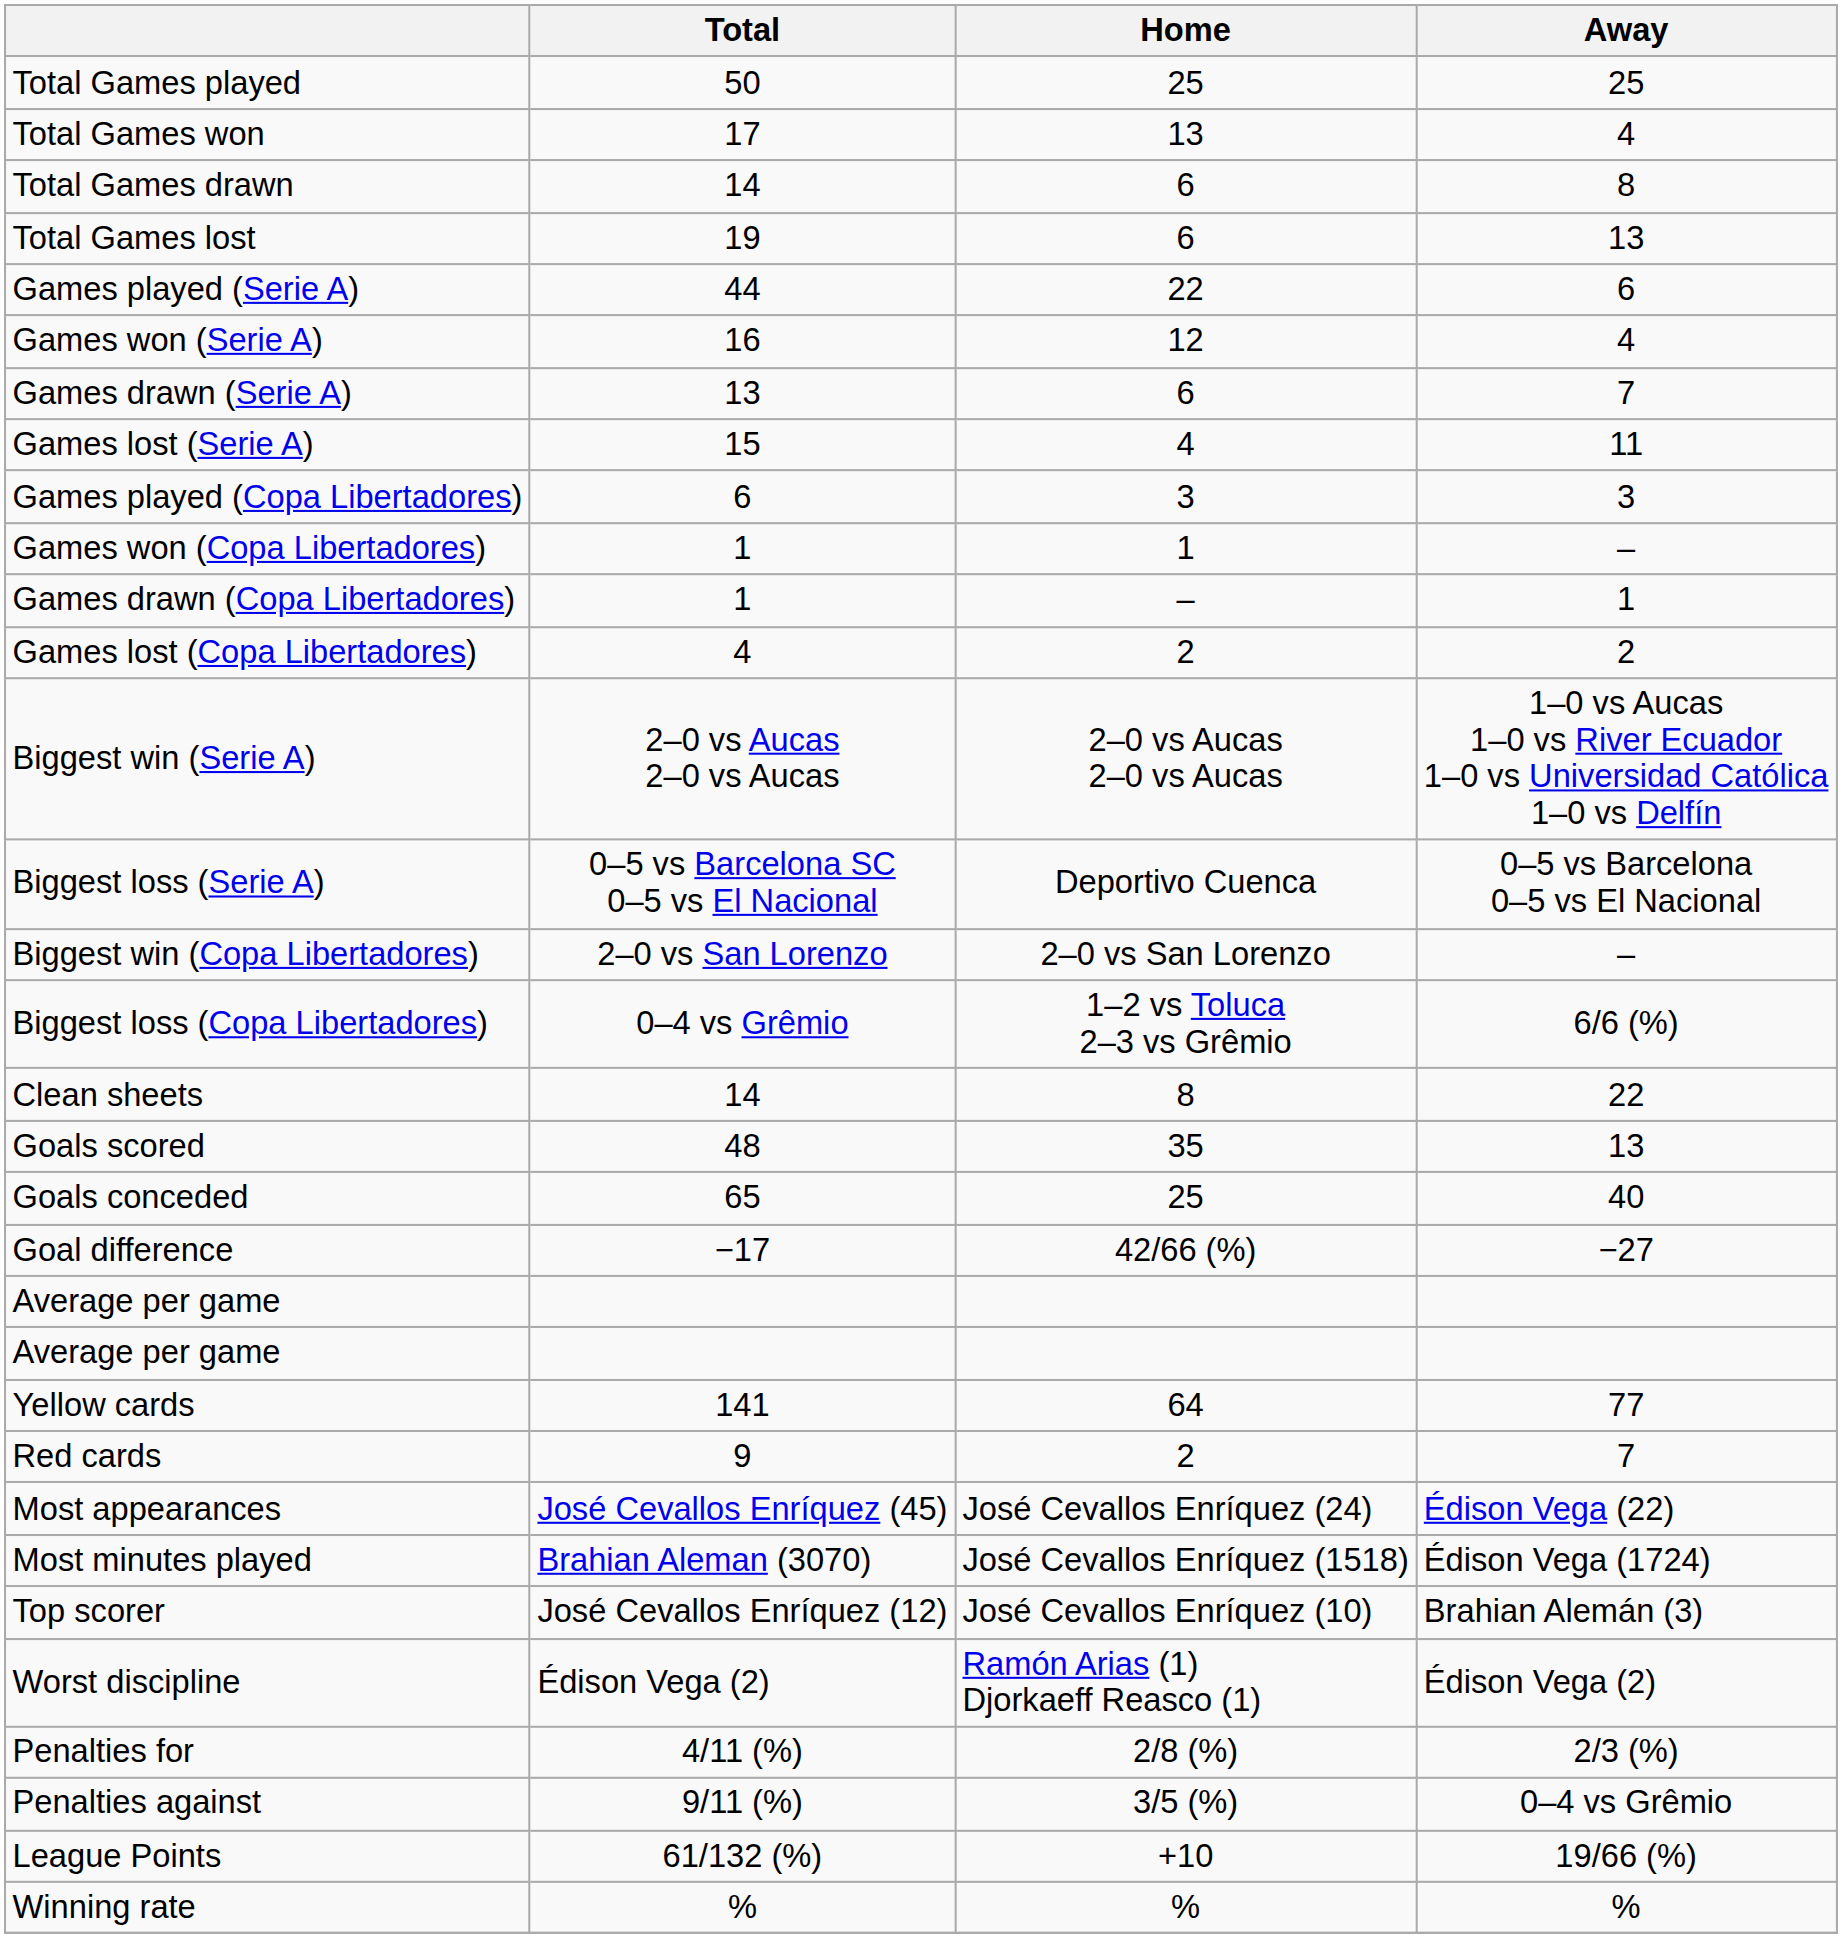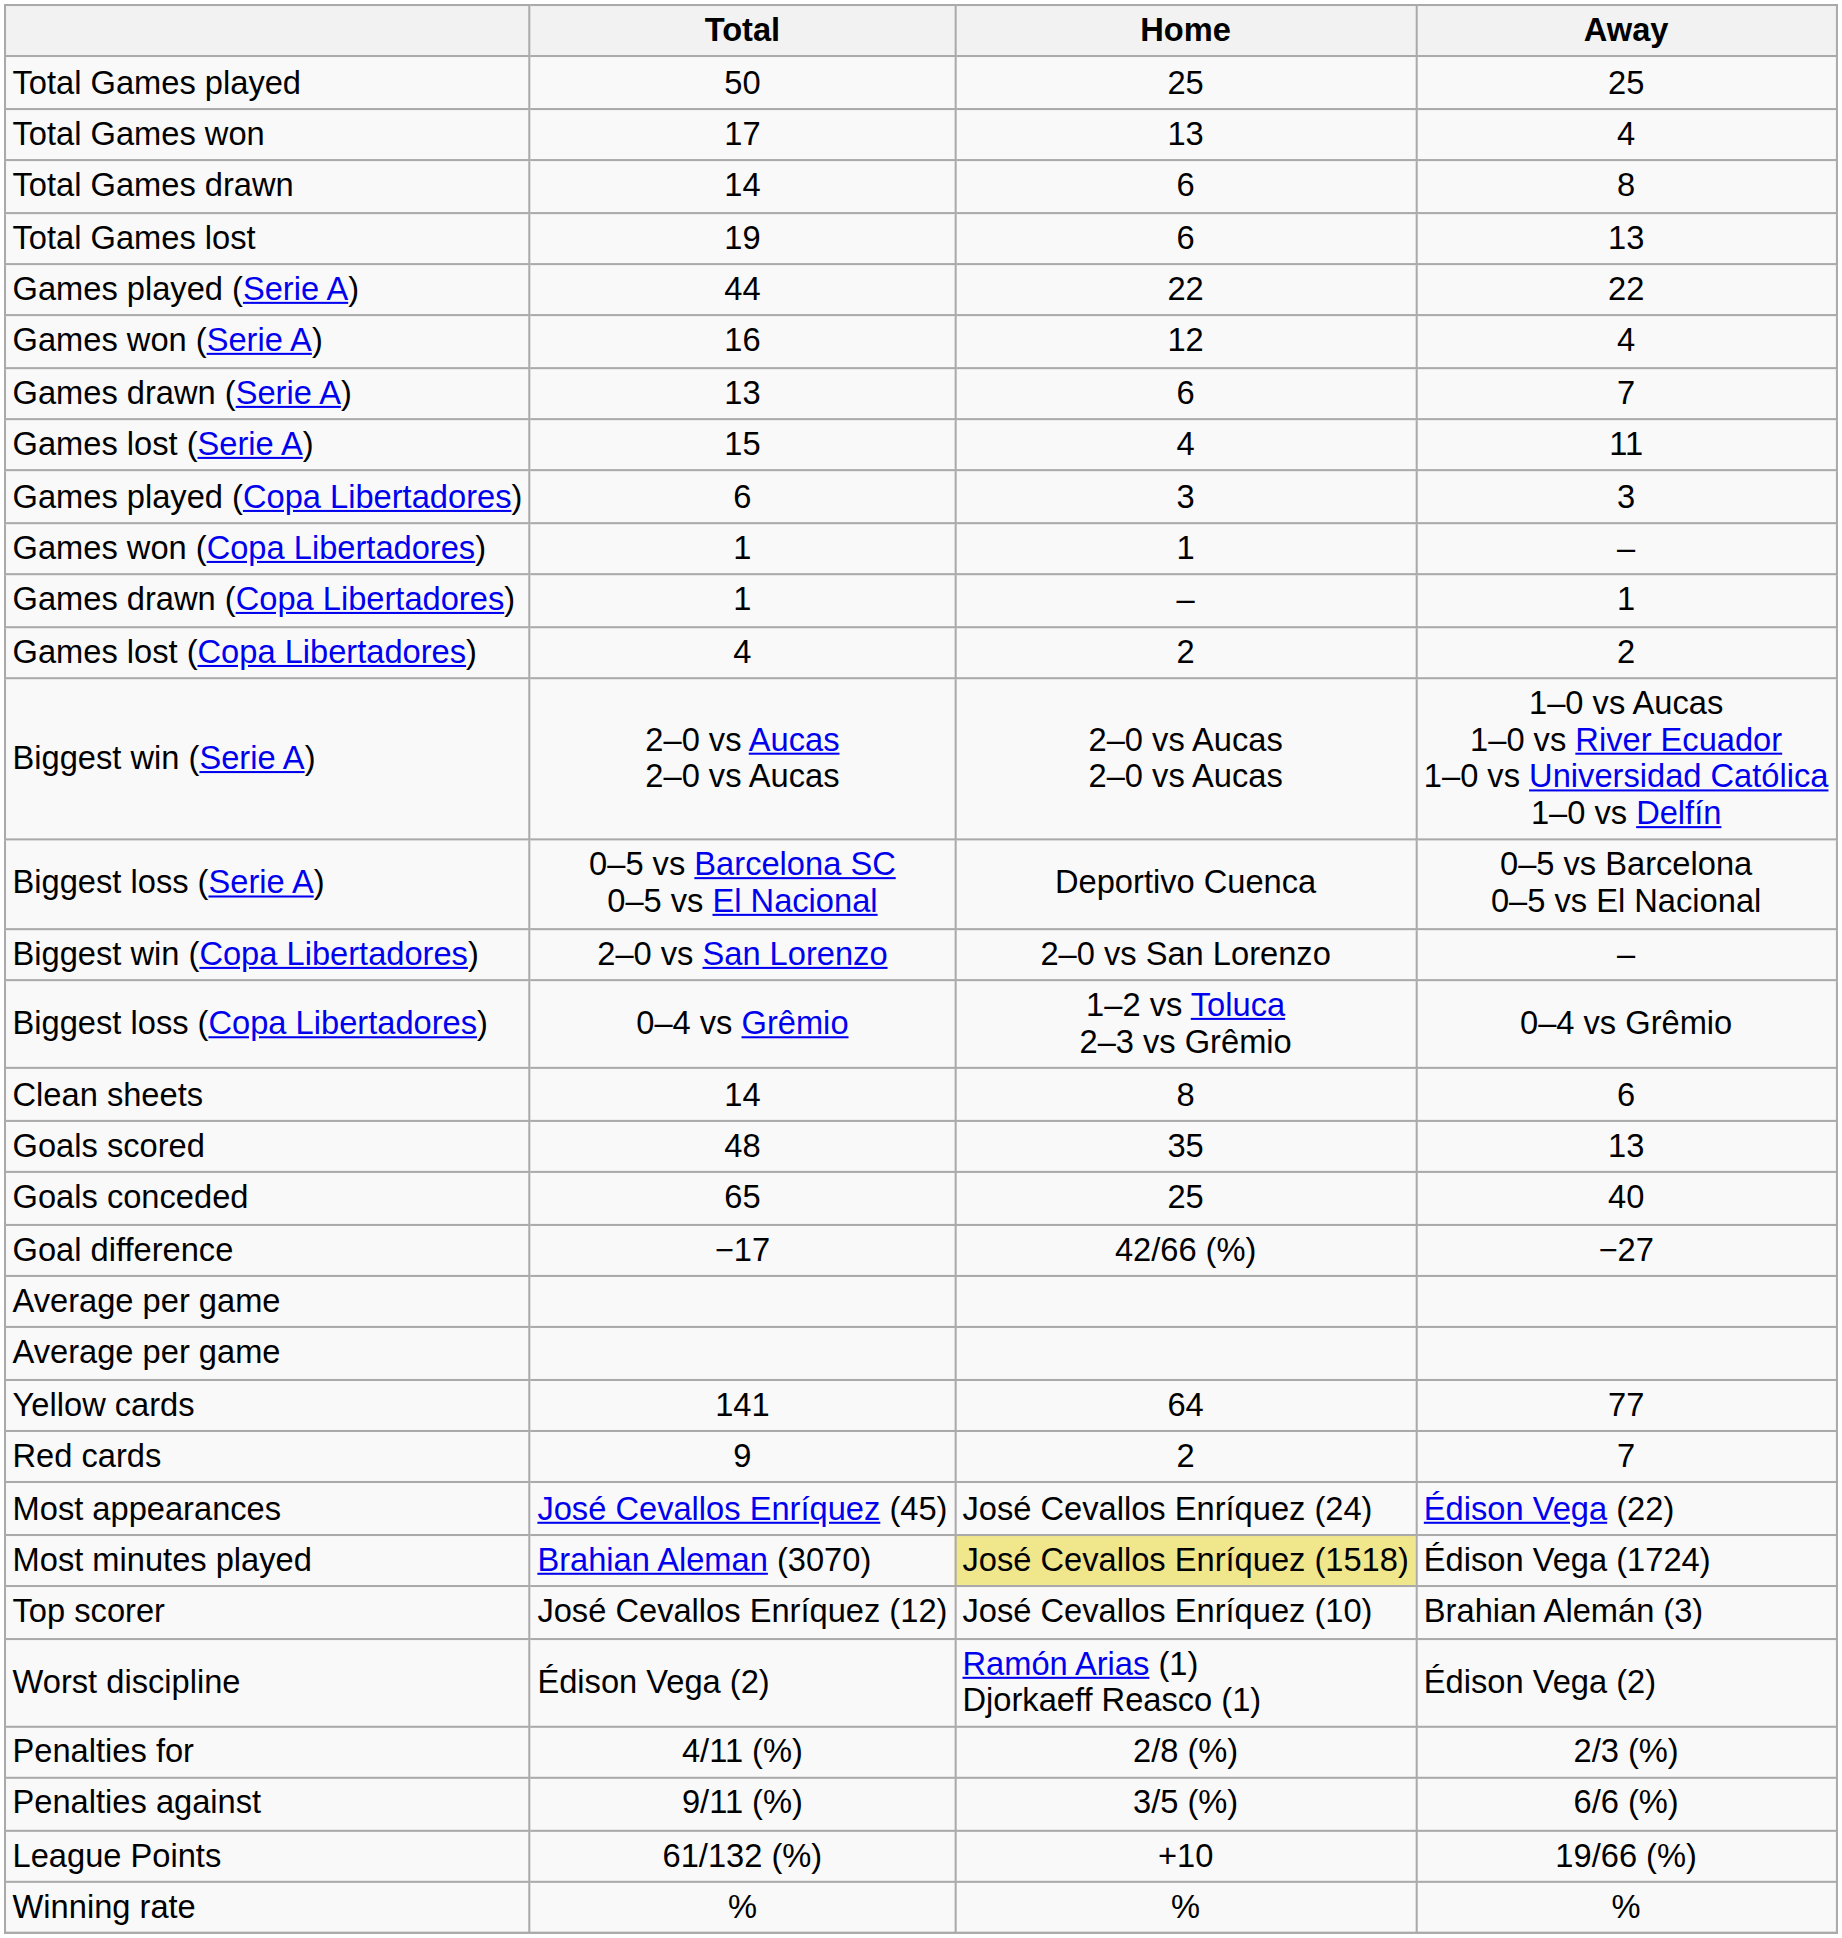(1626, 289) 6 -> (1626, 289) 22
(1626, 1023) 6/6 (%) -> (1626, 1023) 0–4 vs Grêmio
(1626, 1093) 22 -> (1626, 1093) 6
(1186, 1559) no background -> (1186, 1559) khaki background
(1626, 1803) 0–4 vs Grêmio -> (1626, 1803) 6/6 (%)
